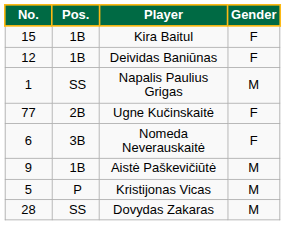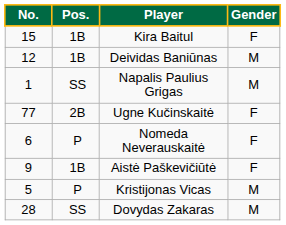(254, 57) F -> (254, 57) M
(76, 141) 3B -> (76, 141) P
(254, 168) M -> (254, 168) F
